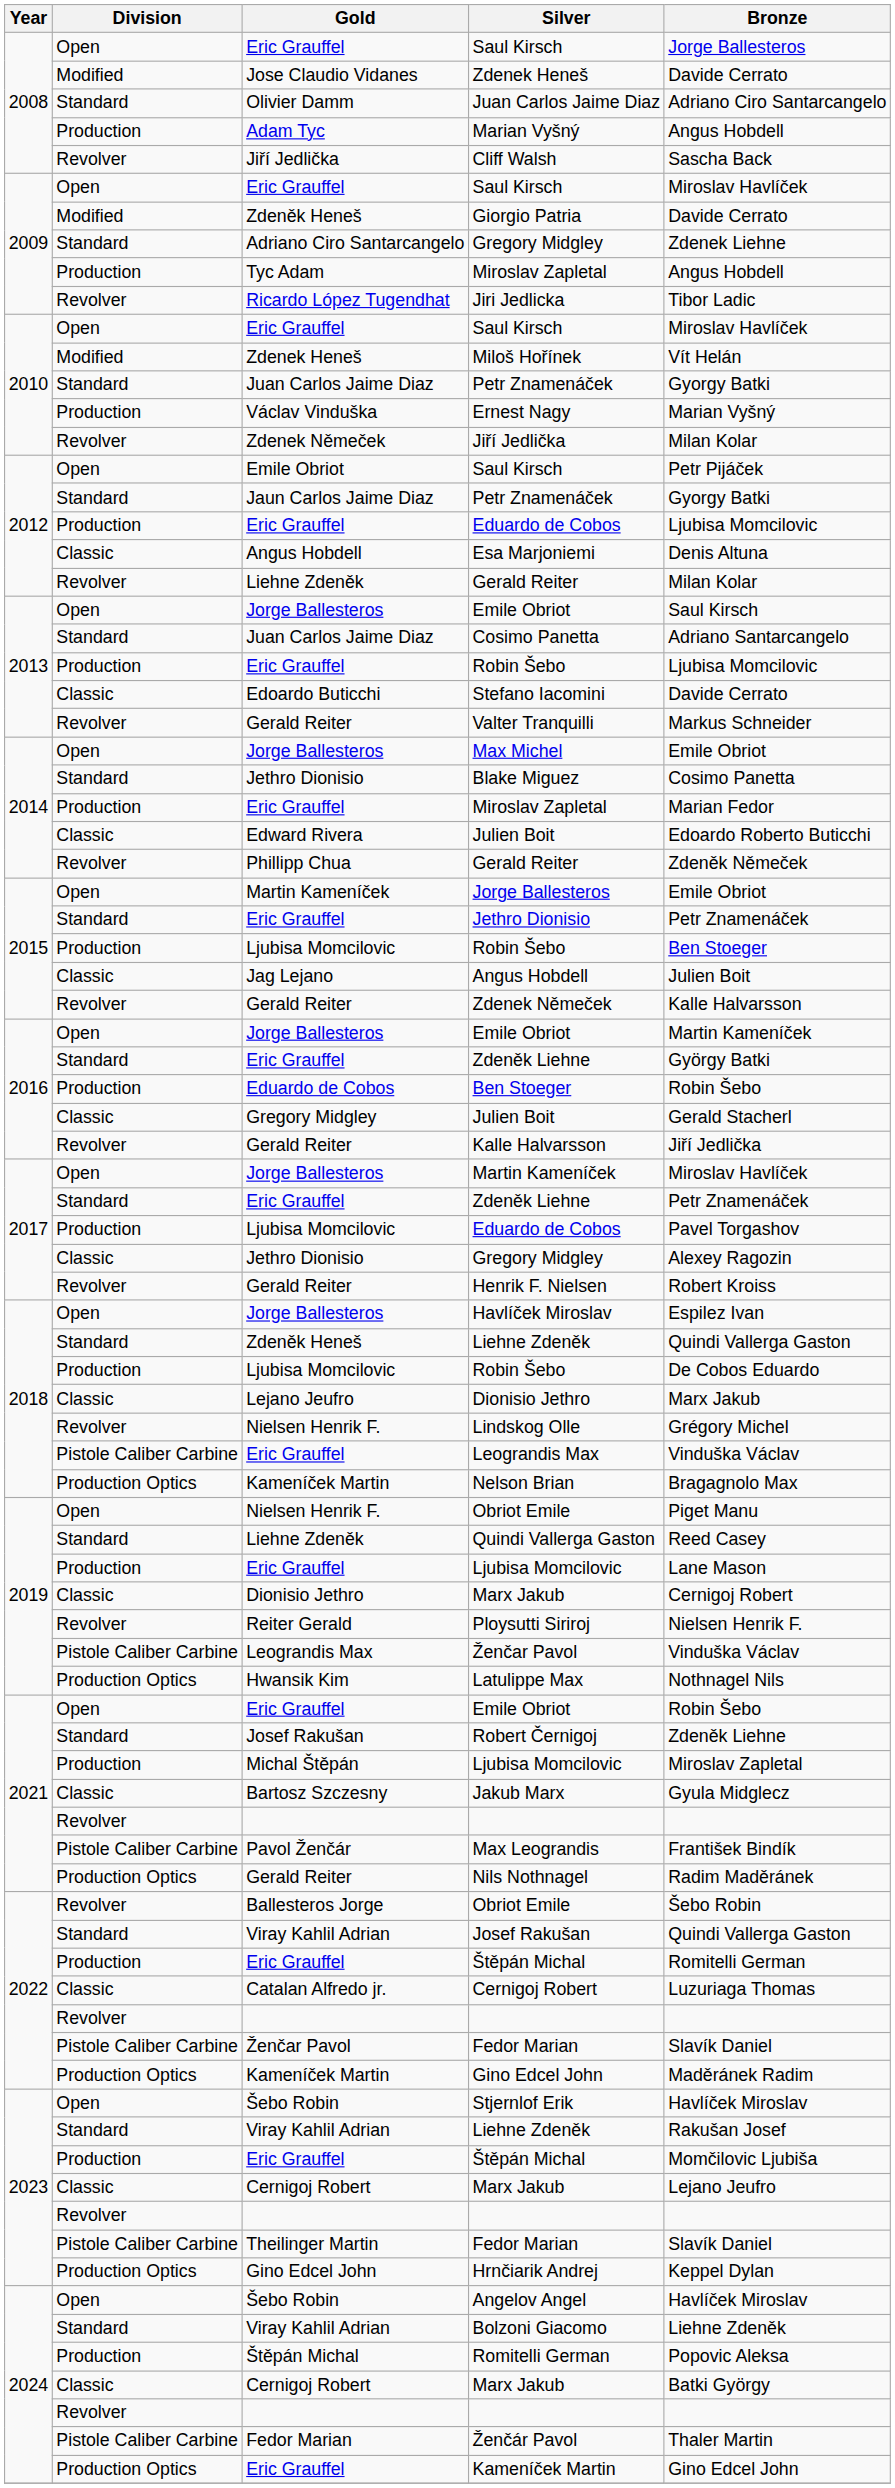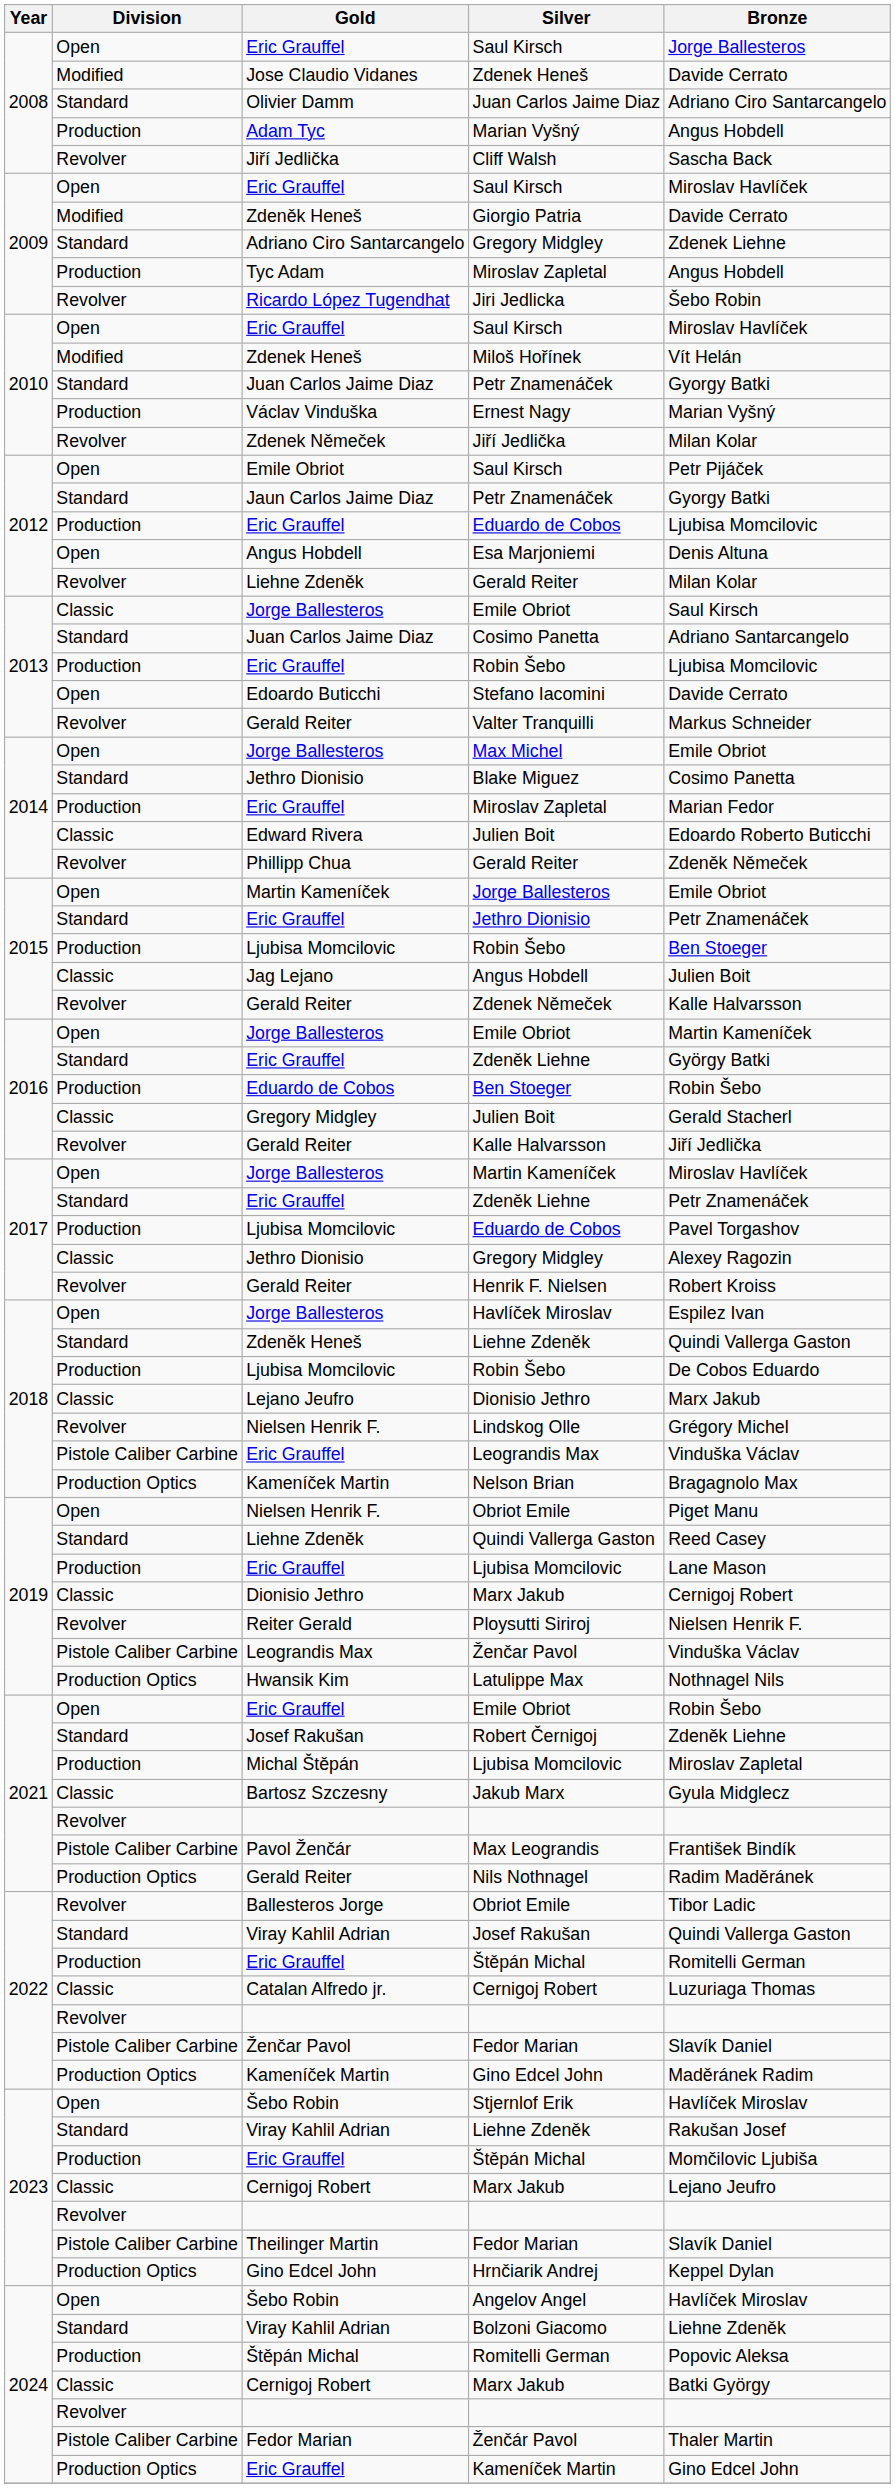(712, 300) Tibor Ladic -> (715, 300) Šebo Robin
(85, 553) Classic -> (78, 553) Open
(78, 610) Open -> (85, 610) Classic
(85, 694) Classic -> (78, 694) Open
(715, 1905) Šebo Robin -> (712, 1905) Tibor Ladic
